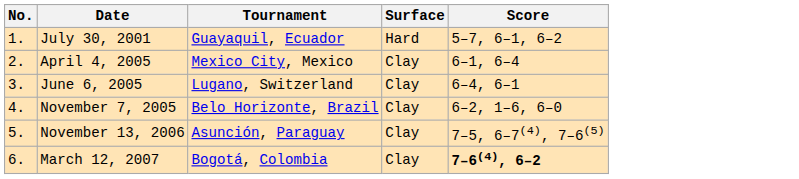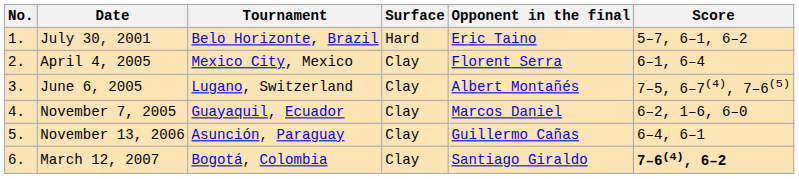+ column: (541, 16)
(268, 39) Guayaquil, Ecuador -> (285, 39) Belo Horizonte, Brazil
(486, 85) 6–4, 6–1 -> (713, 87) 7–5, 6–7(4), 7–6(5)
(285, 108) Belo Horizonte, Brazil -> (268, 112) Guayaquil, Ecuador
(528, 133) 7–5, 6–7(4), 7–6(5) -> (671, 135) 6–4, 6–1
